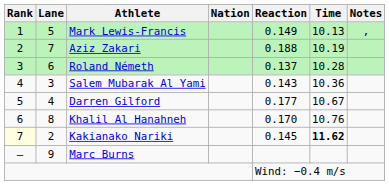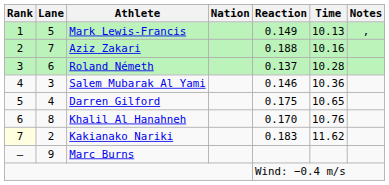(328, 48) 10.19 -> (328, 48) 10.16
(281, 84) 0.143 -> (281, 84) 0.146
(281, 101) 0.177 -> (281, 101) 0.175
(328, 101) 10.67 -> (328, 101) 10.65
(281, 136) 0.145 -> (281, 136) 0.183
(328, 136) bold -> (328, 136) normal
